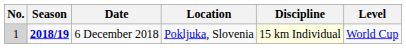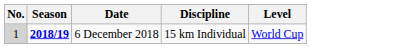- column: (209, 14)
(300, 34) lightyellow background -> (205, 34) no background
